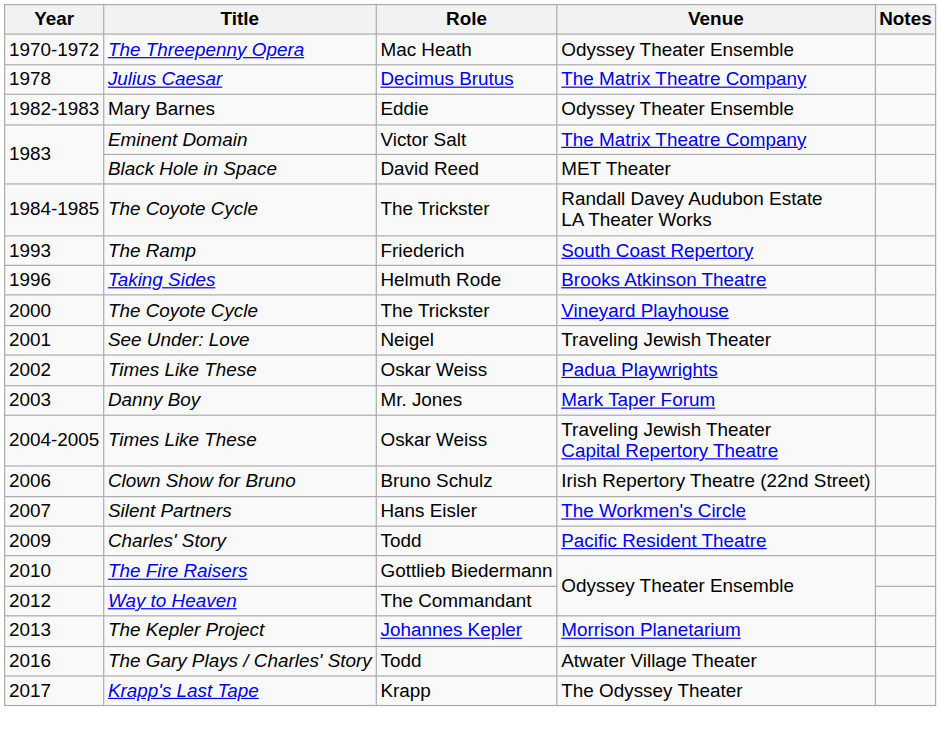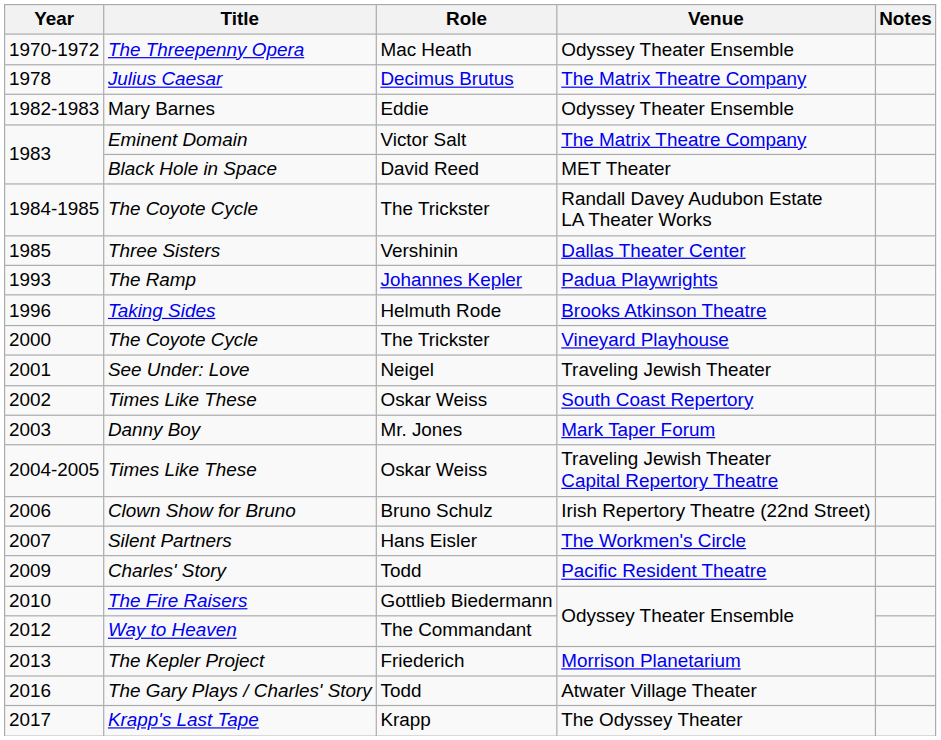+ row: (30, 250)
(422, 250) Friederich -> (451, 280) Johannes Kepler
(657, 250) South Coast Repertory -> (639, 280) Padua Playwrights
(639, 370) Padua Playwrights -> (657, 400) South Coast Repertory
(451, 630) Johannes Kepler -> (422, 660) Friederich
